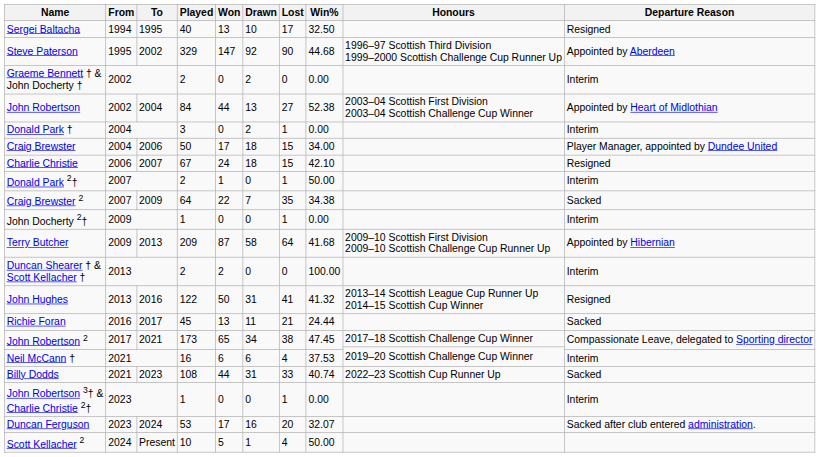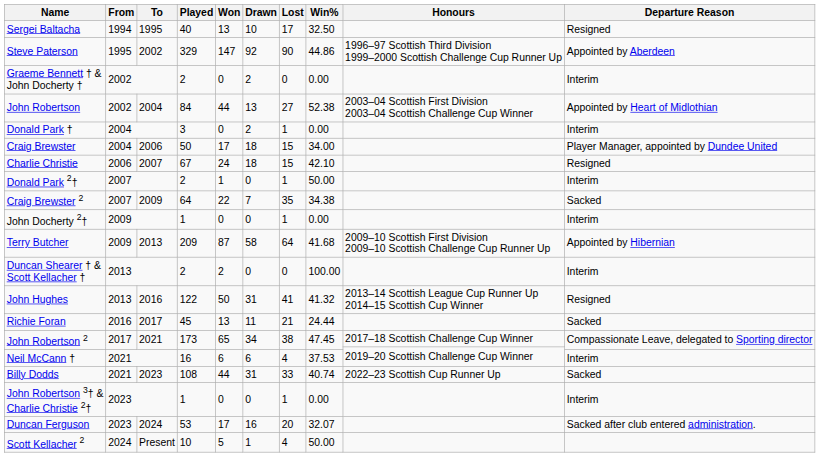(322, 51) 44.68 -> (322, 51) 44.86
